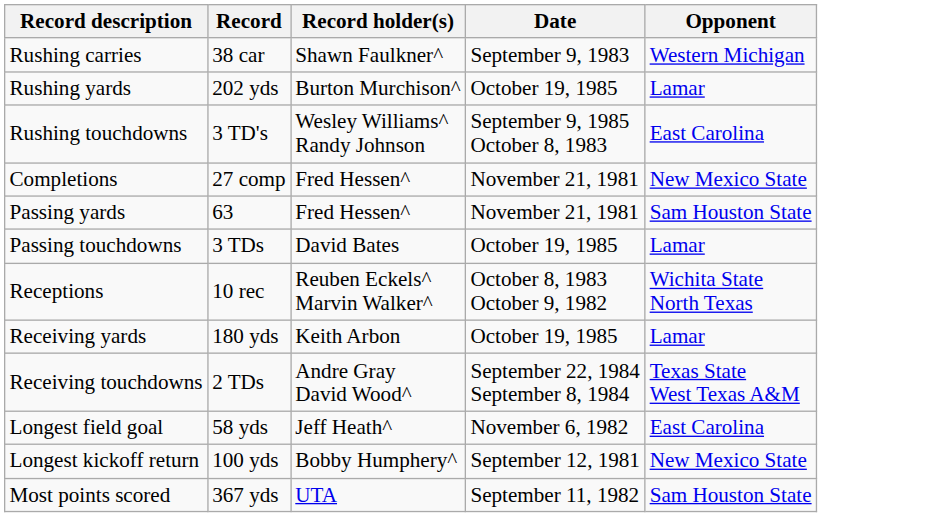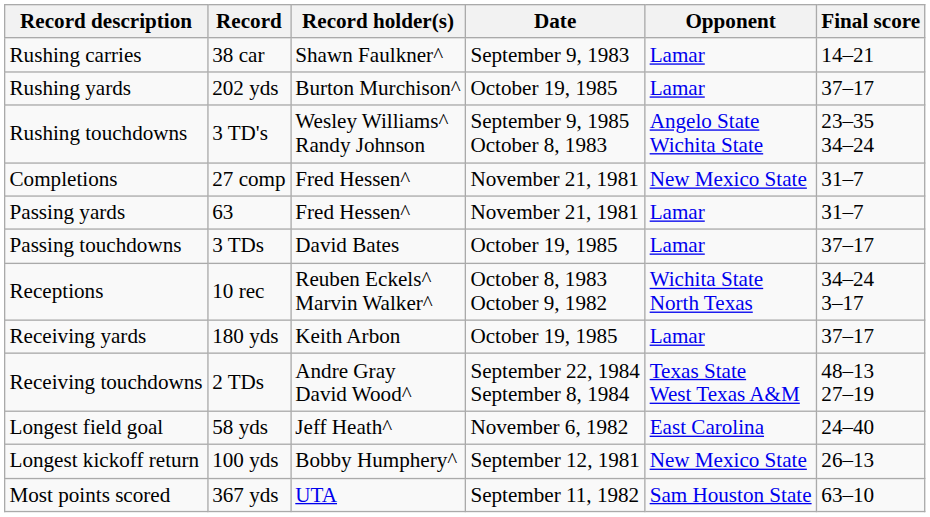+ column: (871, 21)
(727, 54) Western Michigan -> (677, 54) Lamar
(707, 133) East Carolina -> (706, 133) Angelo State Wichita State
(731, 212) Sam Houston State -> (677, 212) Lamar
